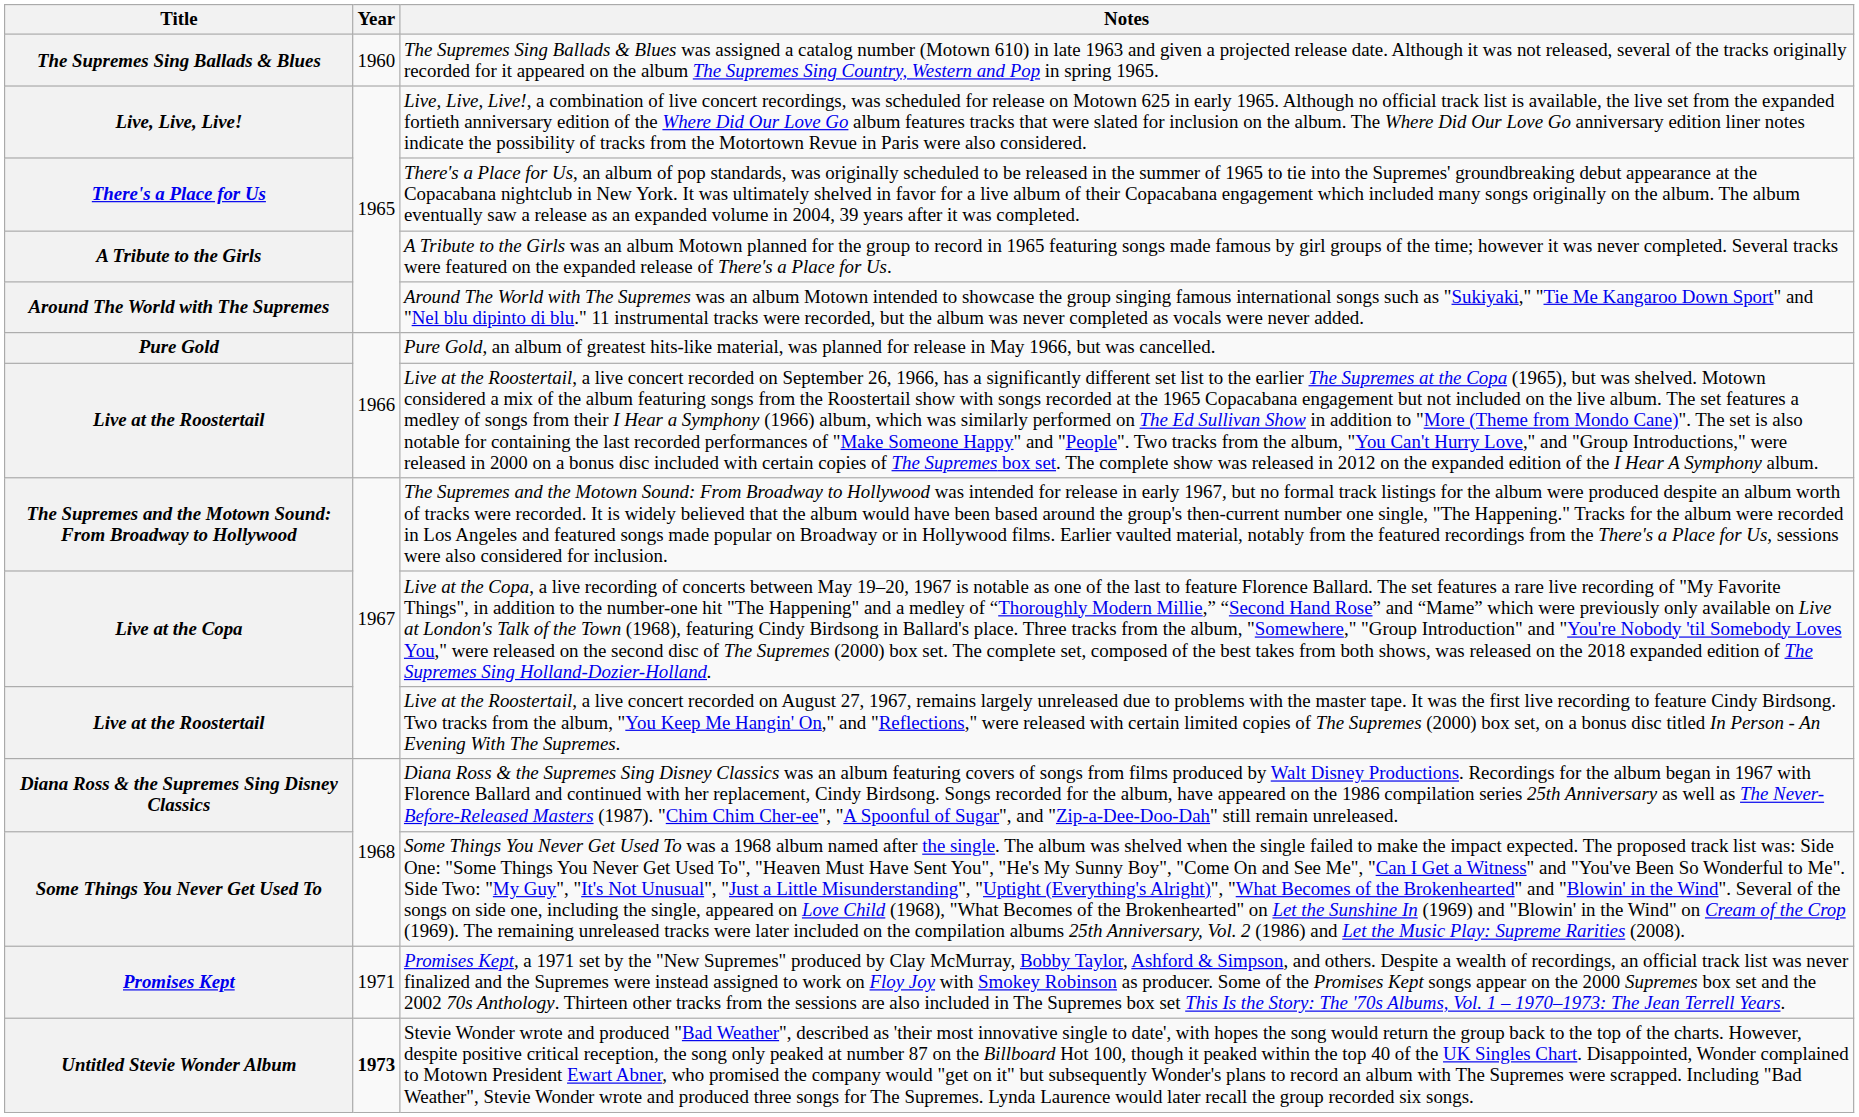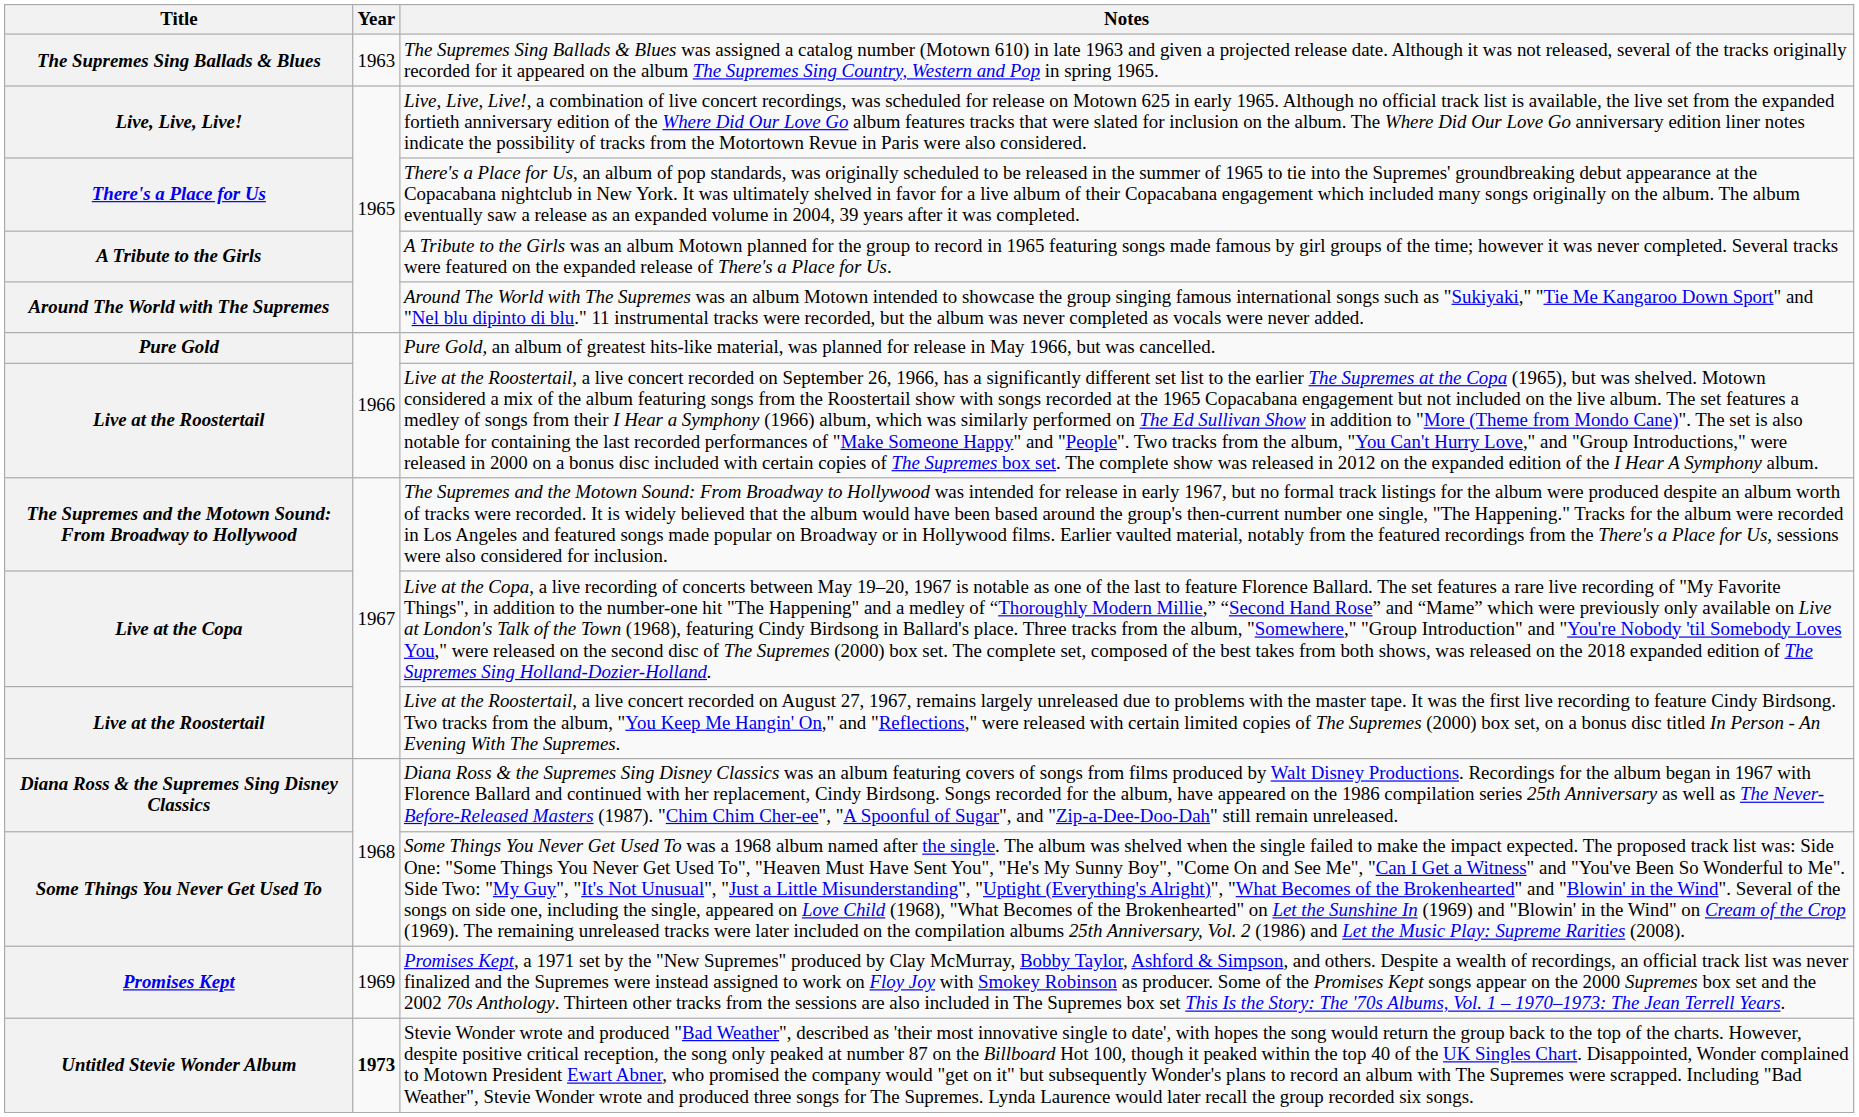(376, 60) 1960 -> (376, 60) 1963
(376, 982) 1971 -> (376, 982) 1969
